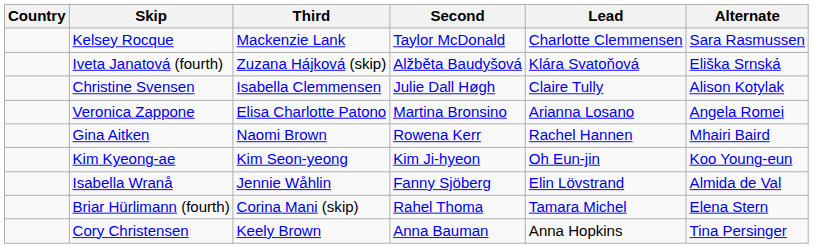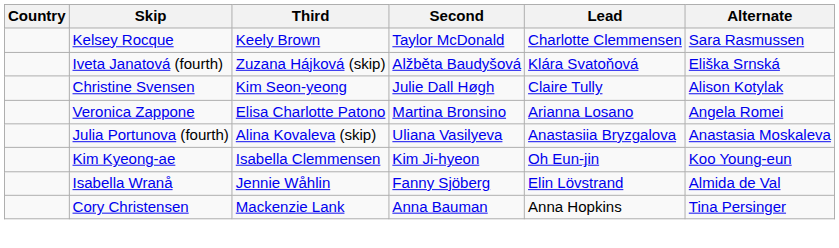(291, 40) Mackenzie Lank -> (278, 40) Keely Brown
(309, 87) Isabella Clemmensen -> (291, 87) Kim Seon-yeong
+ row: (151, 135)
- row: (111, 135)
(292, 159) Kim Seon-yeong -> (308, 159) Isabella Clemmensen
- row: (151, 207)
(279, 231) Keely Brown -> (290, 207) Mackenzie Lank
